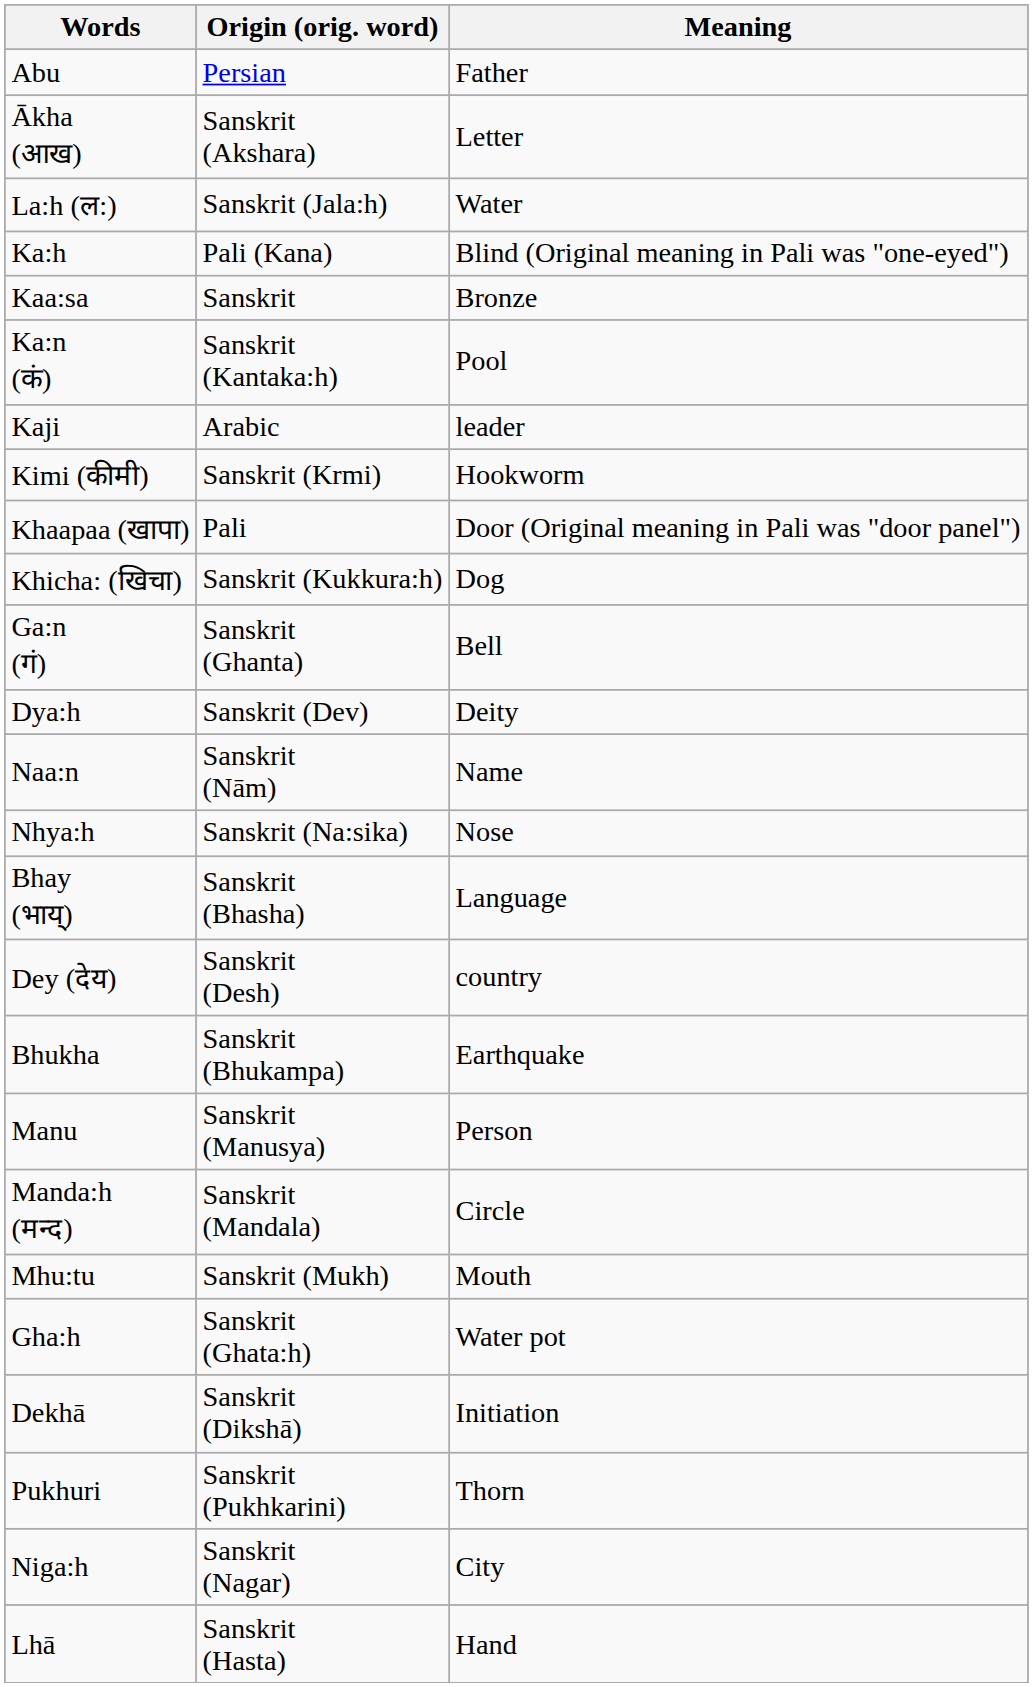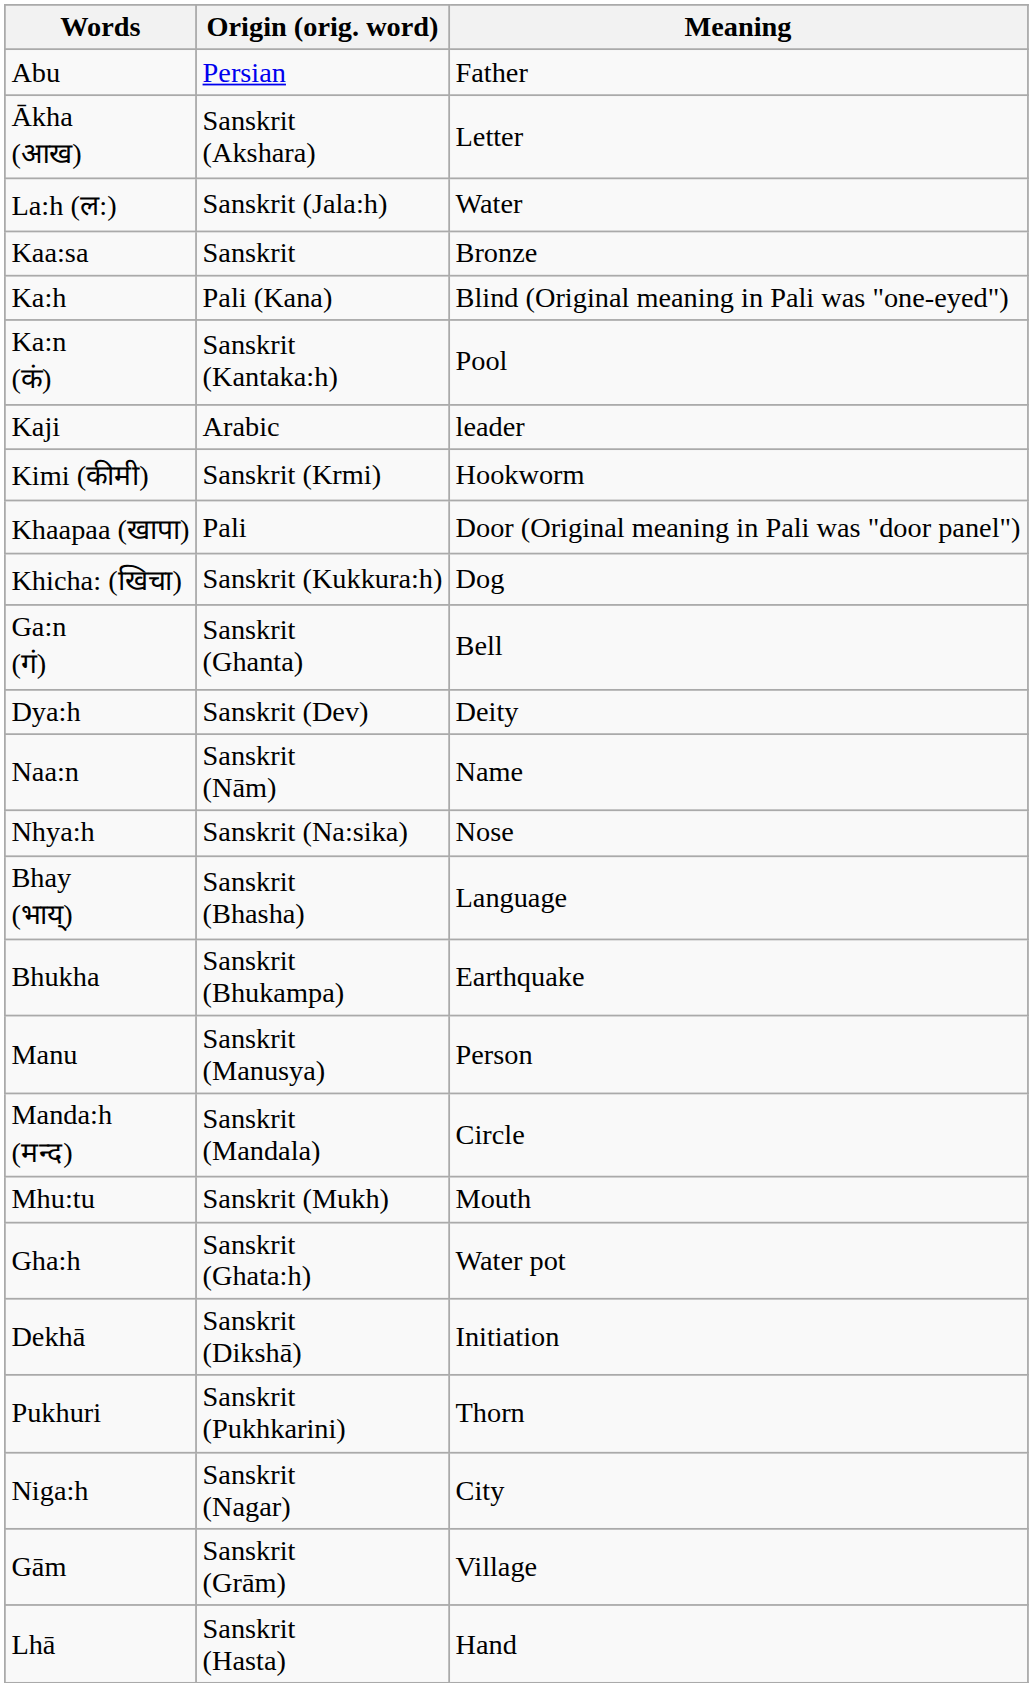rows swapped: (50, 297) <-> (39, 252)
- row: (64, 979)
+ row: (39, 1566)
